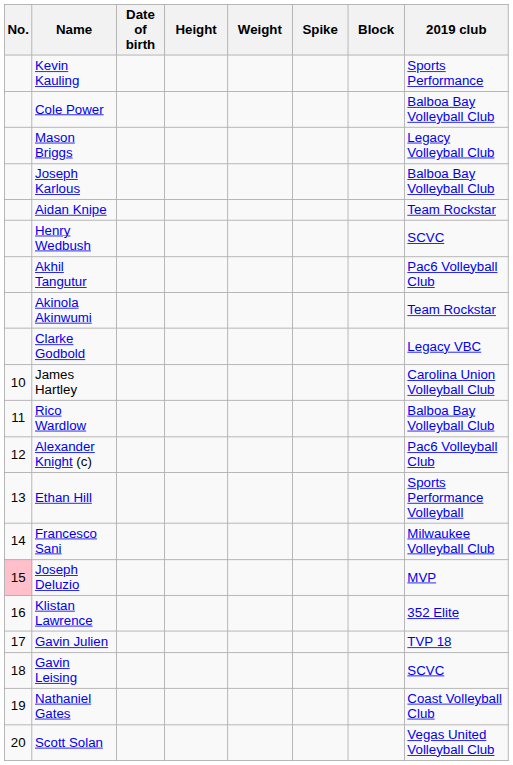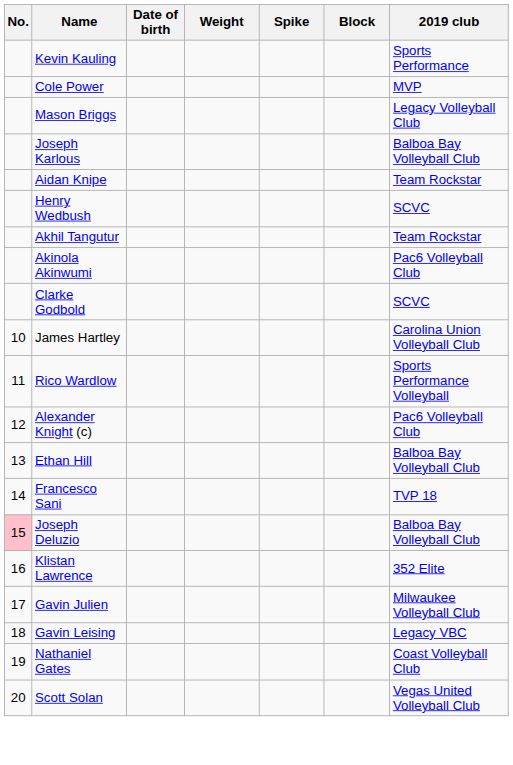- column: (196, 29)
(451, 109) Balboa Bay Volleyball Club -> (407, 87) MVP
(452, 274) Pac6 Volleyball Club -> (437, 237) Team Rockstar
(452, 310) Team Rockstar -> (438, 265) Pac6 Volleyball Club
(444, 346) Legacy VBC -> (411, 301) SCVC
(451, 418) Balboa Bay Volleyball Club -> (431, 381) Sports Performance Volleyball
(445, 497) Sports Performance Volleyball -> (436, 460) Balboa Bay Volleyball Club
(451, 541) Milwaukee Volleyball Club -> (415, 496) TVP 18
(422, 577) MVP -> (436, 532) Balboa Bay Volleyball Club
(429, 641) TVP 18 -> (436, 604) Milwaukee Volleyball Club
(426, 670) SCVC -> (430, 633) Legacy VBC
